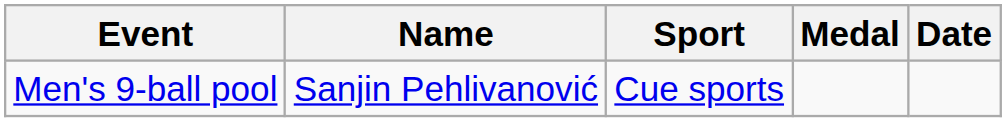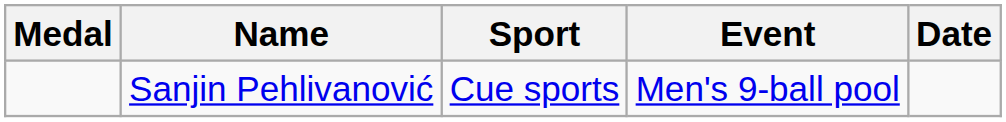columns swapped: (850, 33) <-> (145, 33)
